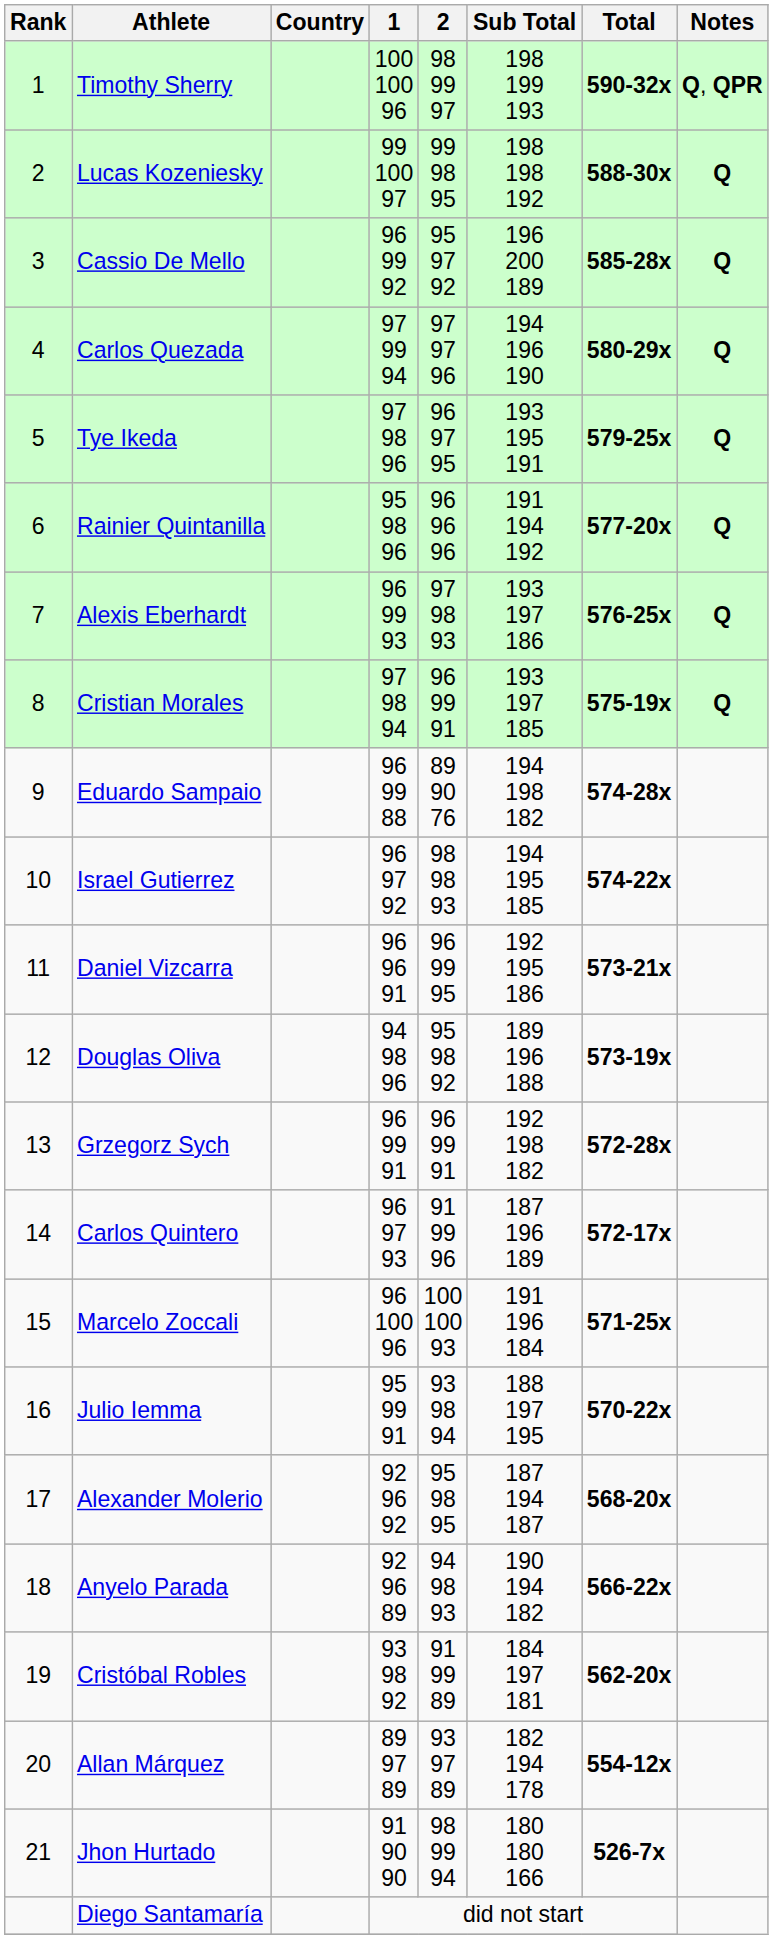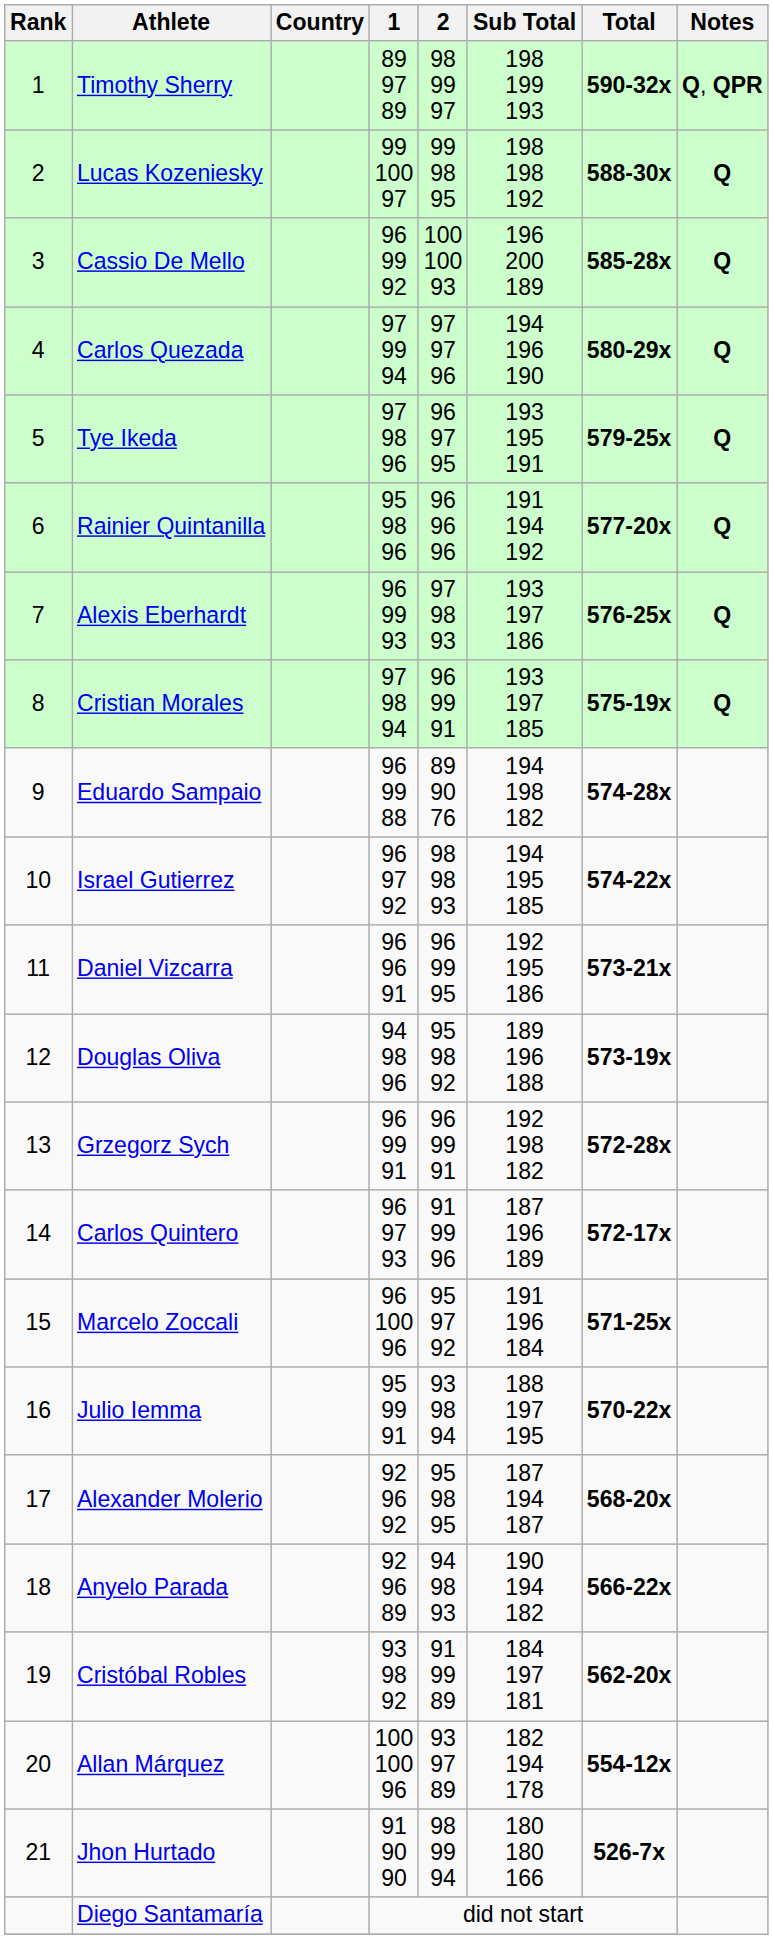(394, 85) 100 100 96 -> (394, 85) 89 97 89
(443, 261) 95 97 92 -> (443, 261) 100 100 93
(443, 1322) 100 100 93 -> (443, 1322) 95 97 92
(394, 1764) 89 97 89 -> (394, 1764) 100 100 96
